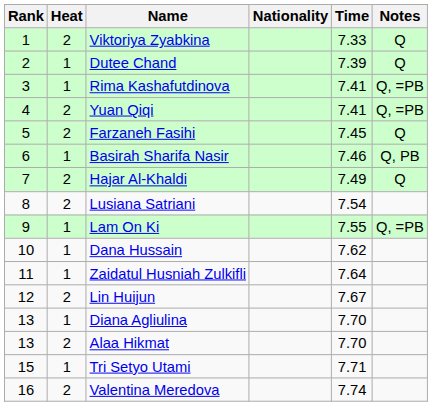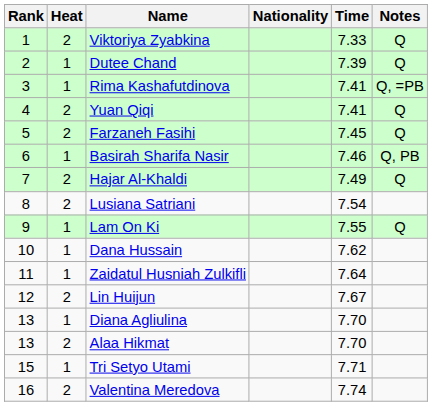(400, 110) Q, =PB -> (400, 110) Q
(400, 226) Q, =PB -> (400, 226) Q
